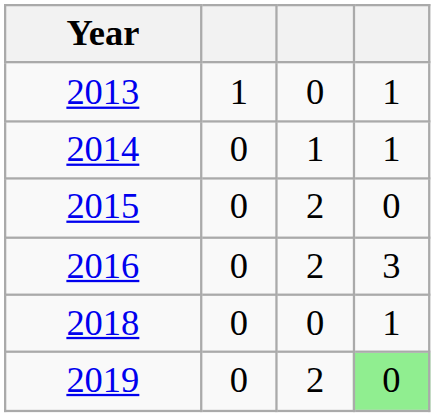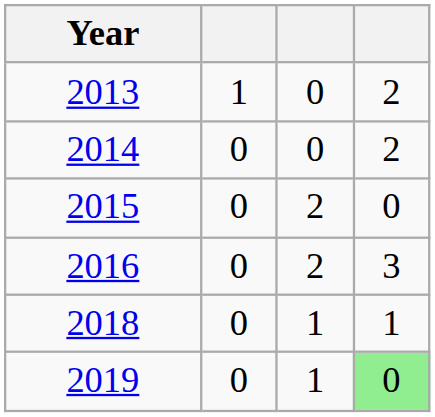(391, 91) 1 -> (391, 91) 2
(315, 149) 1 -> (315, 149) 0
(391, 149) 1 -> (391, 149) 2
(315, 322) 0 -> (315, 322) 1
(315, 380) 2 -> (315, 380) 1
